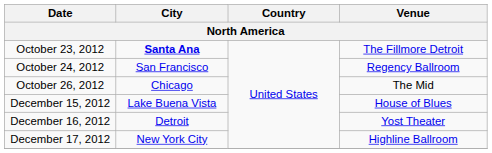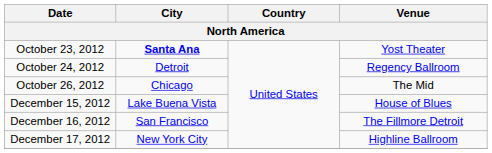(413, 49) The Fillmore Detroit -> (413, 49) Yost Theater
(172, 67) San Francisco -> (172, 67) Detroit
(172, 121) Detroit -> (172, 121) San Francisco
(413, 121) Yost Theater -> (413, 121) The Fillmore Detroit
